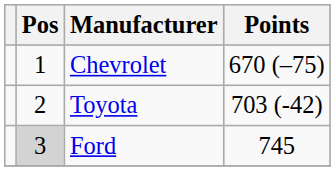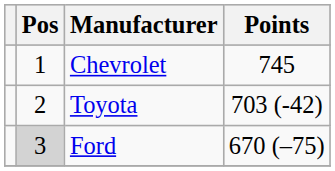(277, 65) 670 (–75) -> (277, 65) 745
(277, 145) 745 -> (277, 145) 670 (–75)
